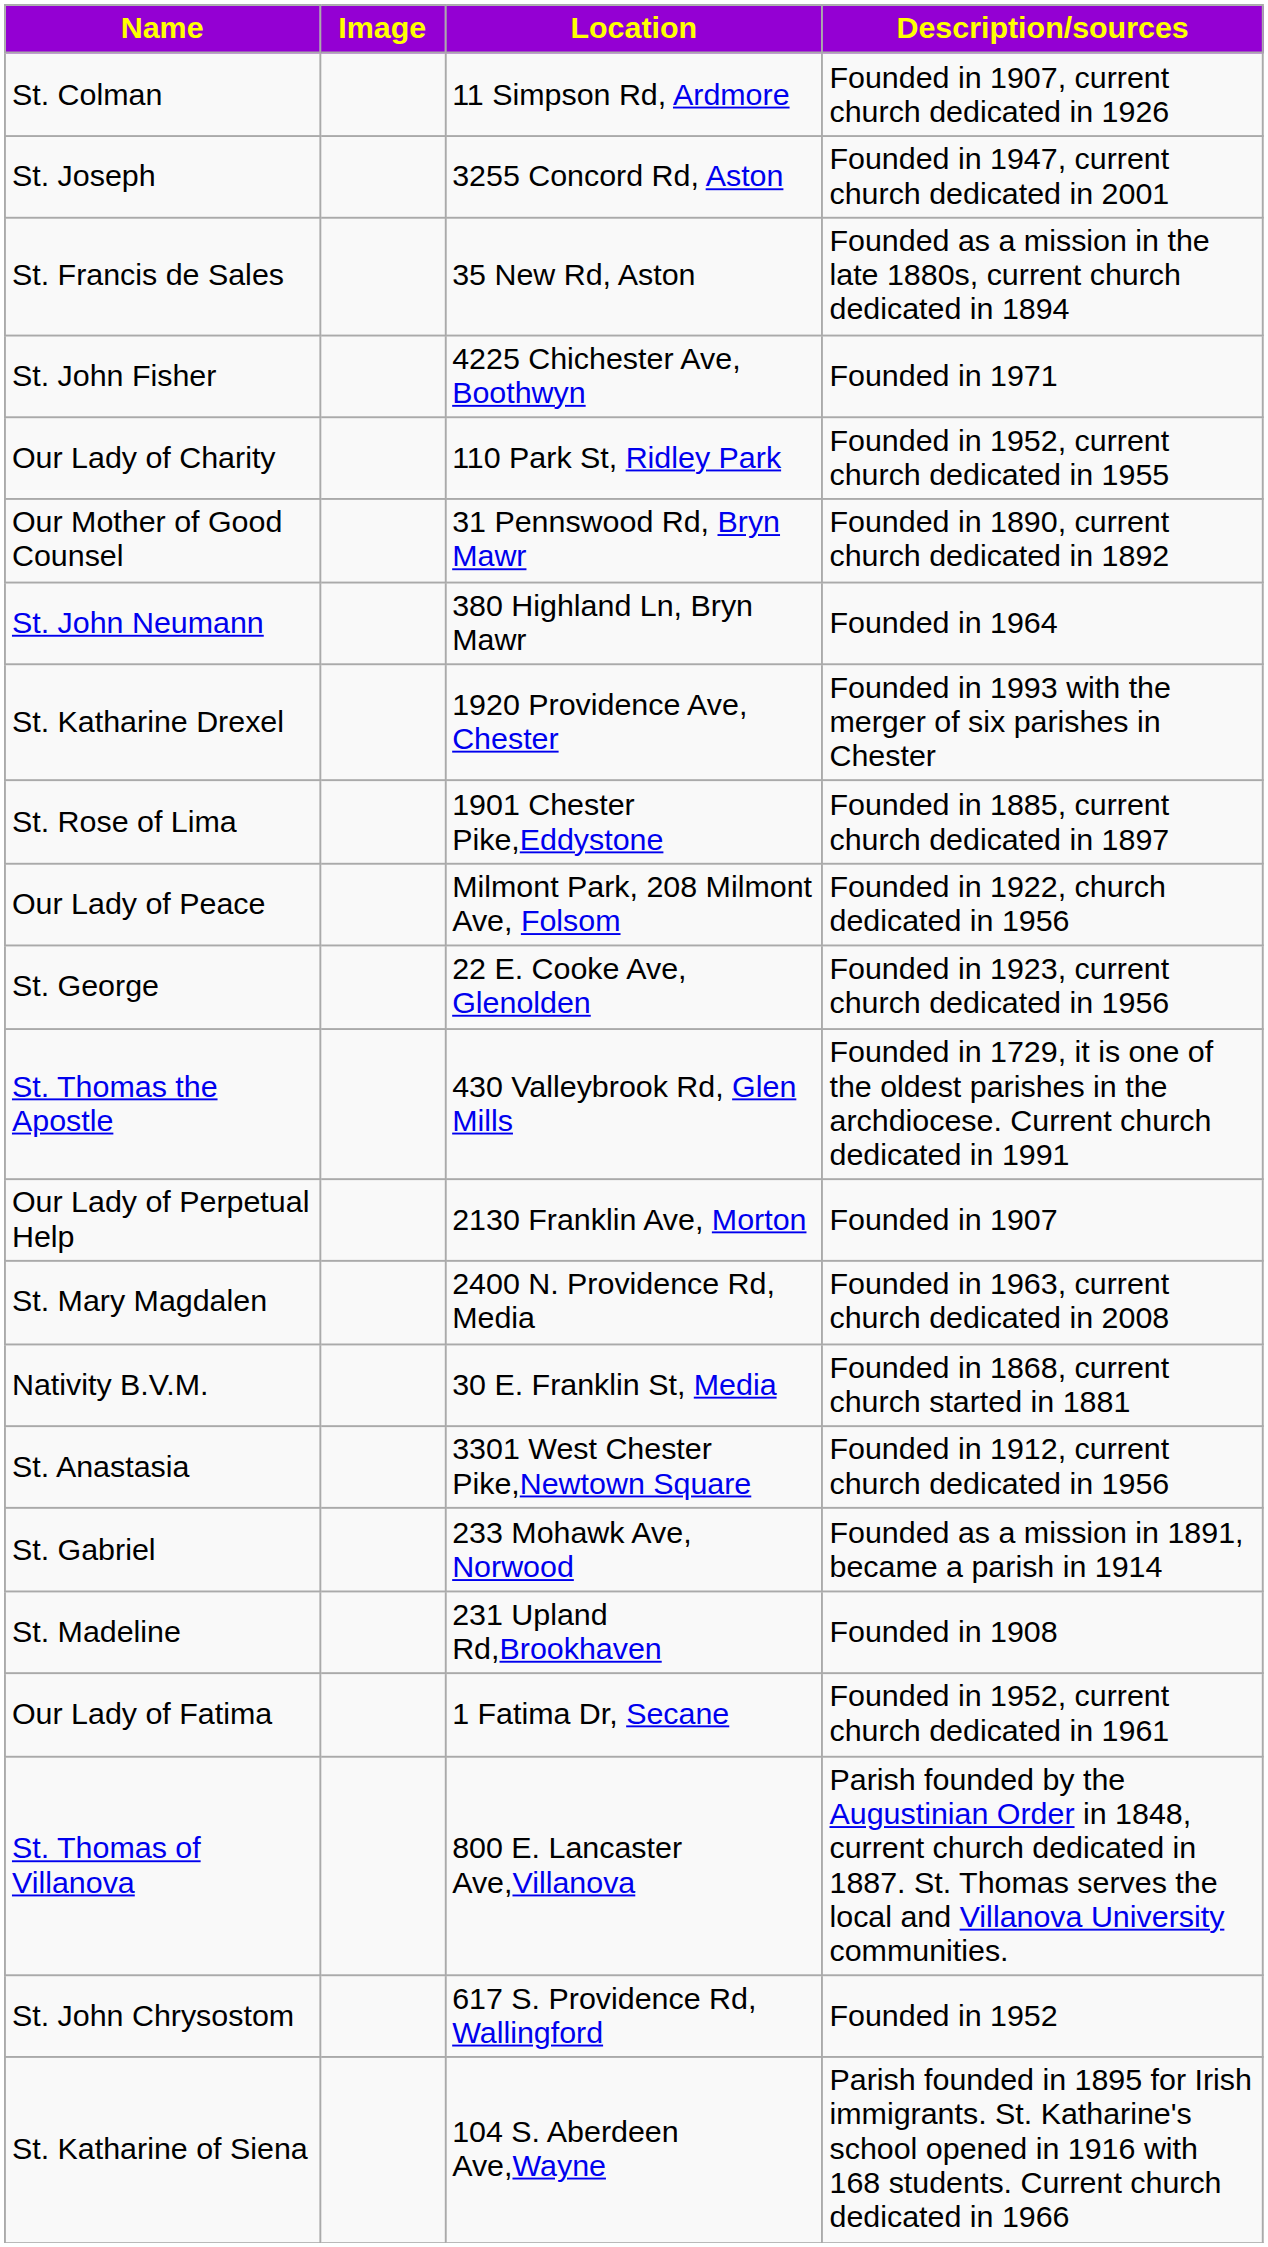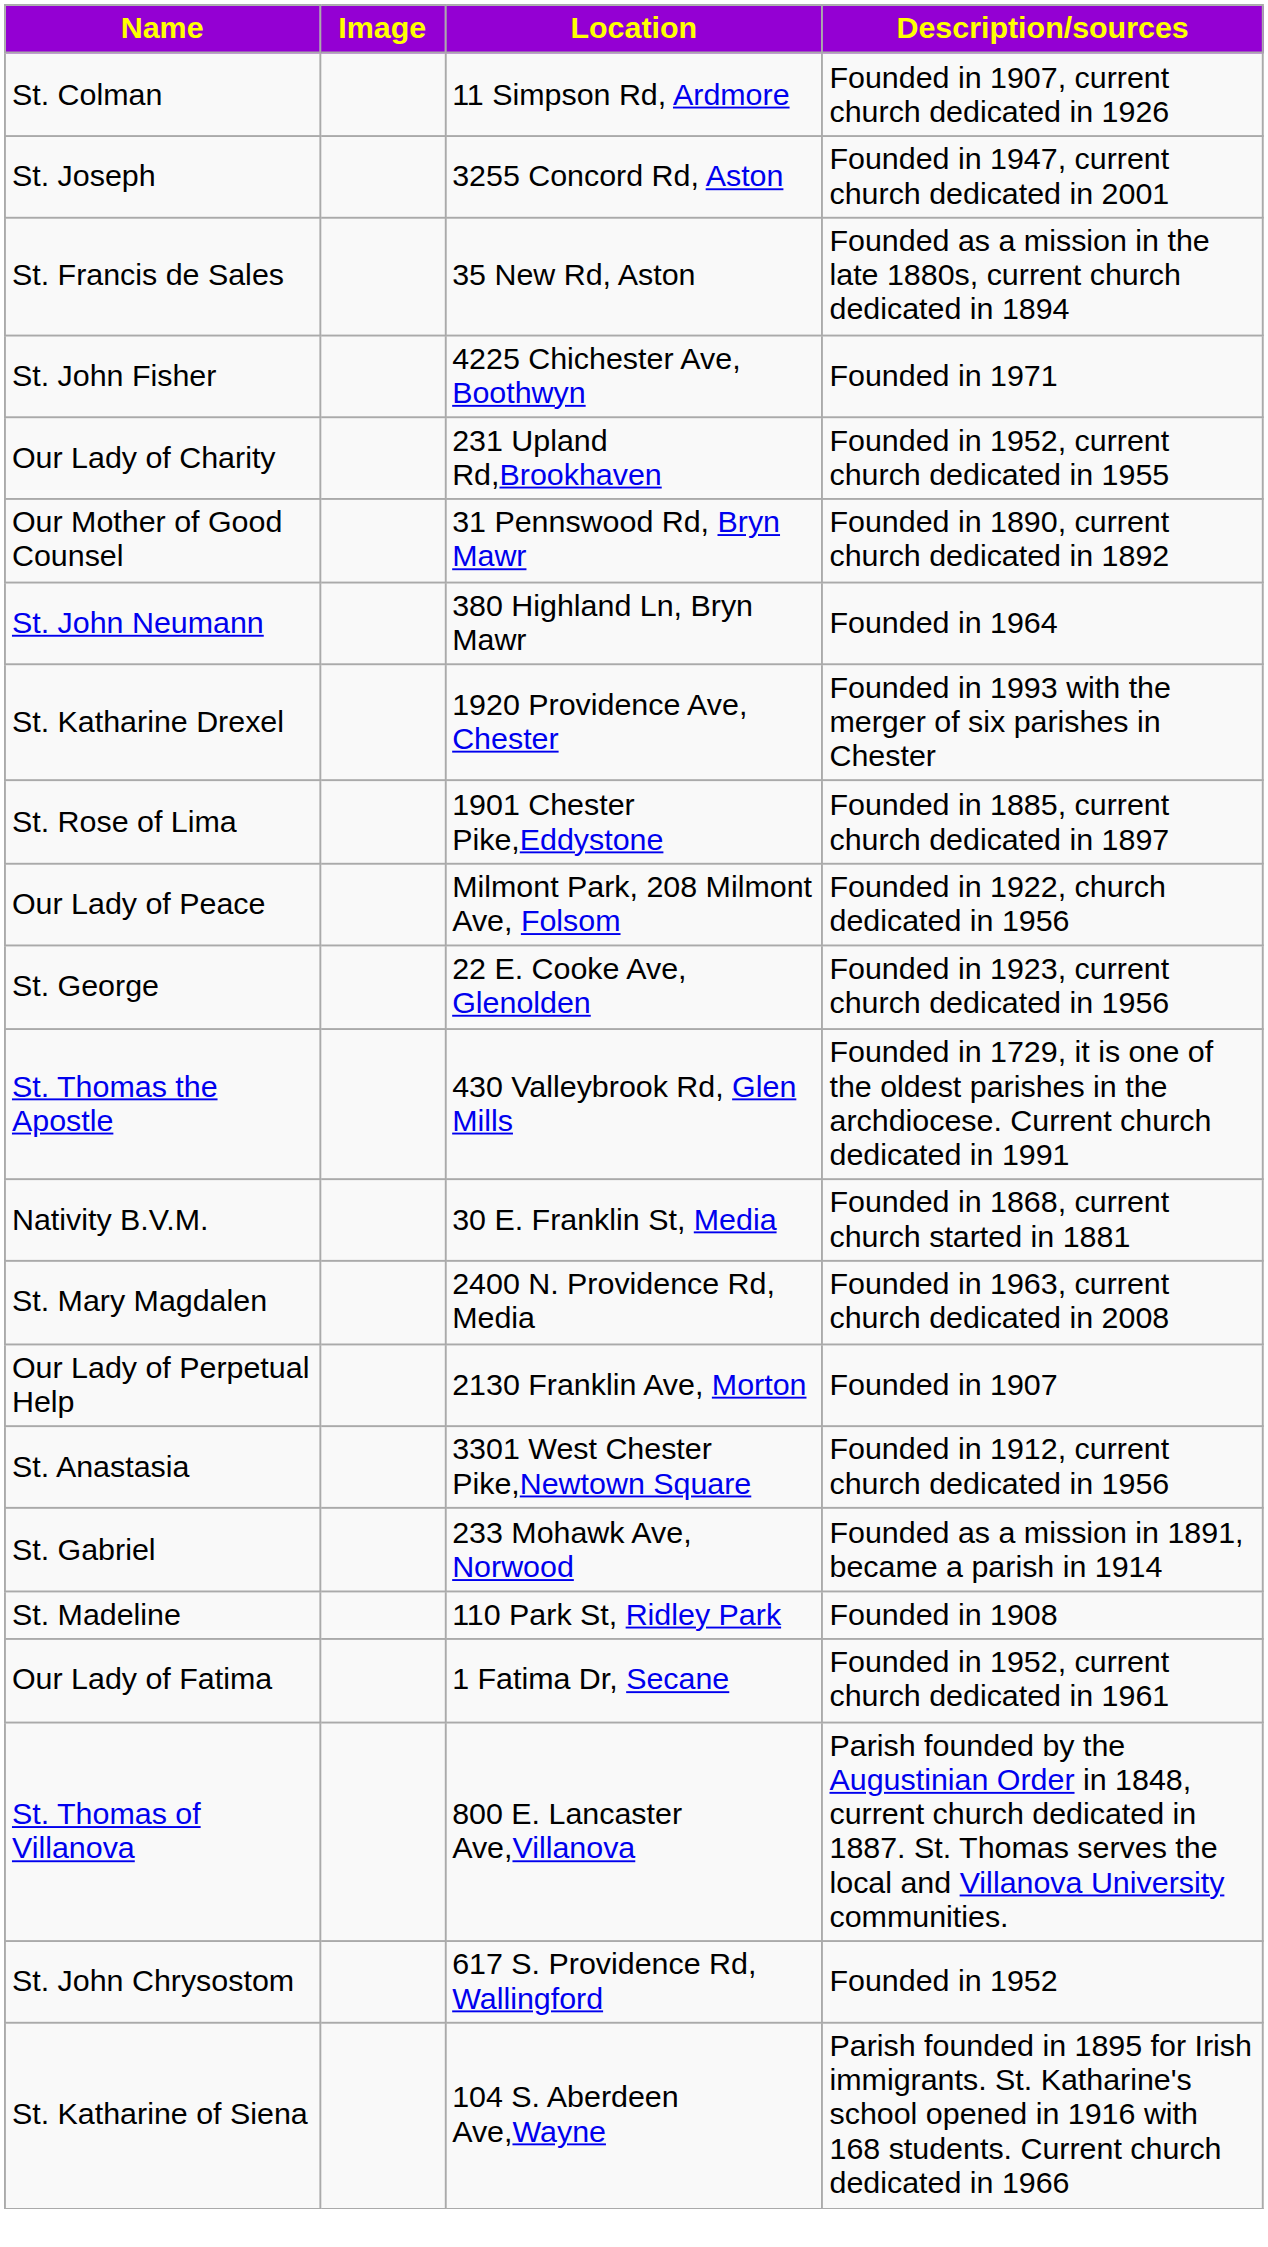(617, 457) 110 Park St, Ridley Park -> (557, 457) 231 Upland Rd,Brookhaven
rows swapped: (110, 1384) <-> (161, 1219)
(557, 1631) 231 Upland Rd,Brookhaven -> (617, 1614) 110 Park St, Ridley Park
